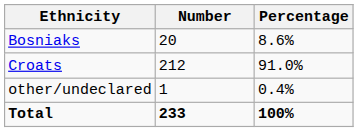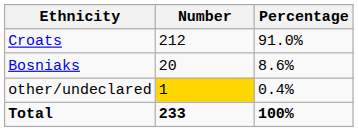rows swapped: (35, 65) <-> (44, 41)
(163, 90) no background -> (163, 90) gold background
